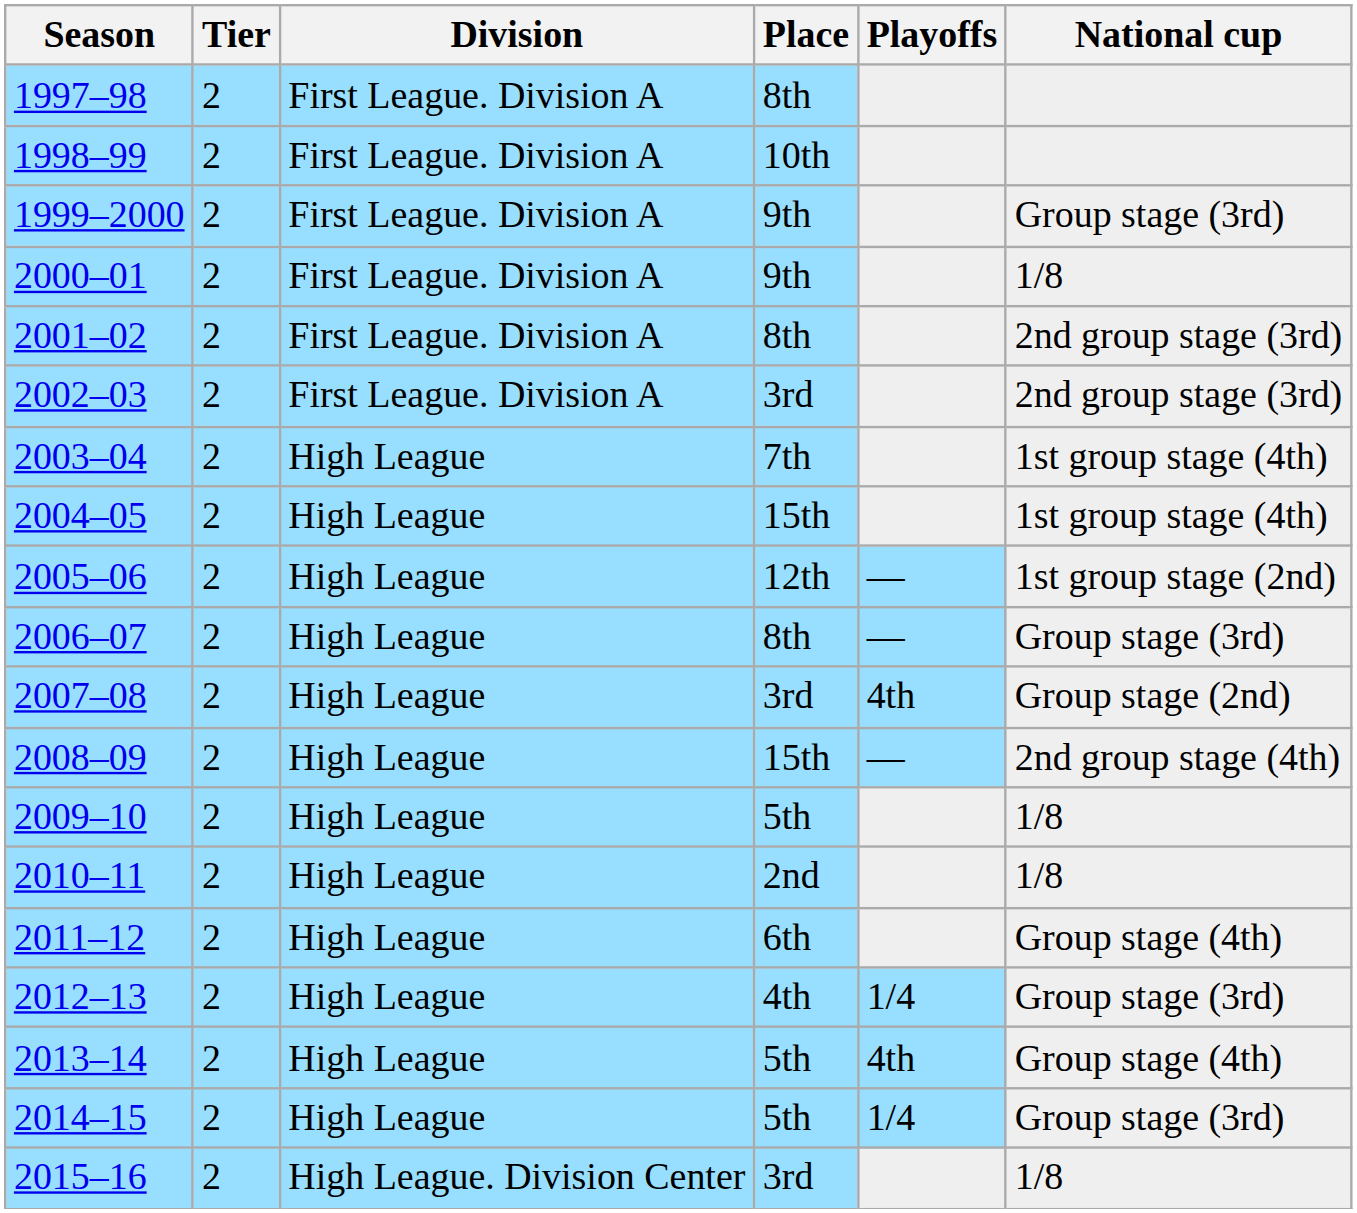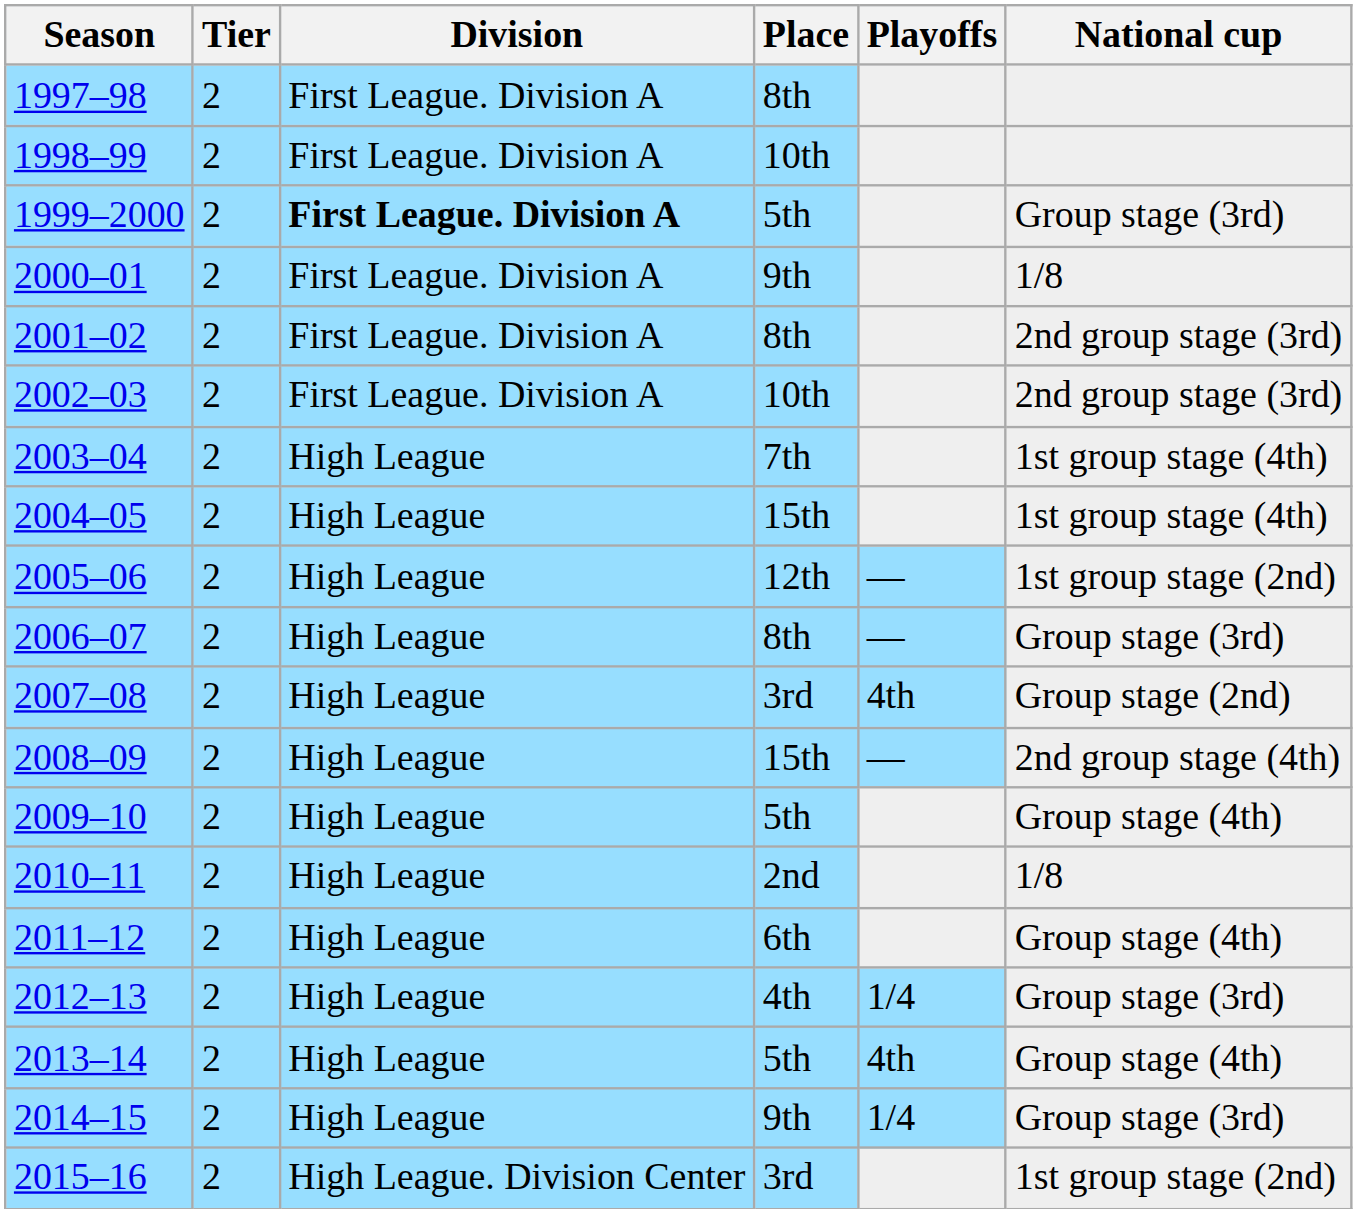(476, 214) normal -> (484, 214) bold
(787, 214) 9th -> (787, 214) 5th
(788, 395) 3rd -> (797, 395) 10th
(1039, 816) 1/8 -> (1148, 816) Group stage (4th)
(787, 1117) 5th -> (787, 1117) 9th
(1039, 1177) 1/8 -> (1175, 1177) 1st group stage (2nd)
